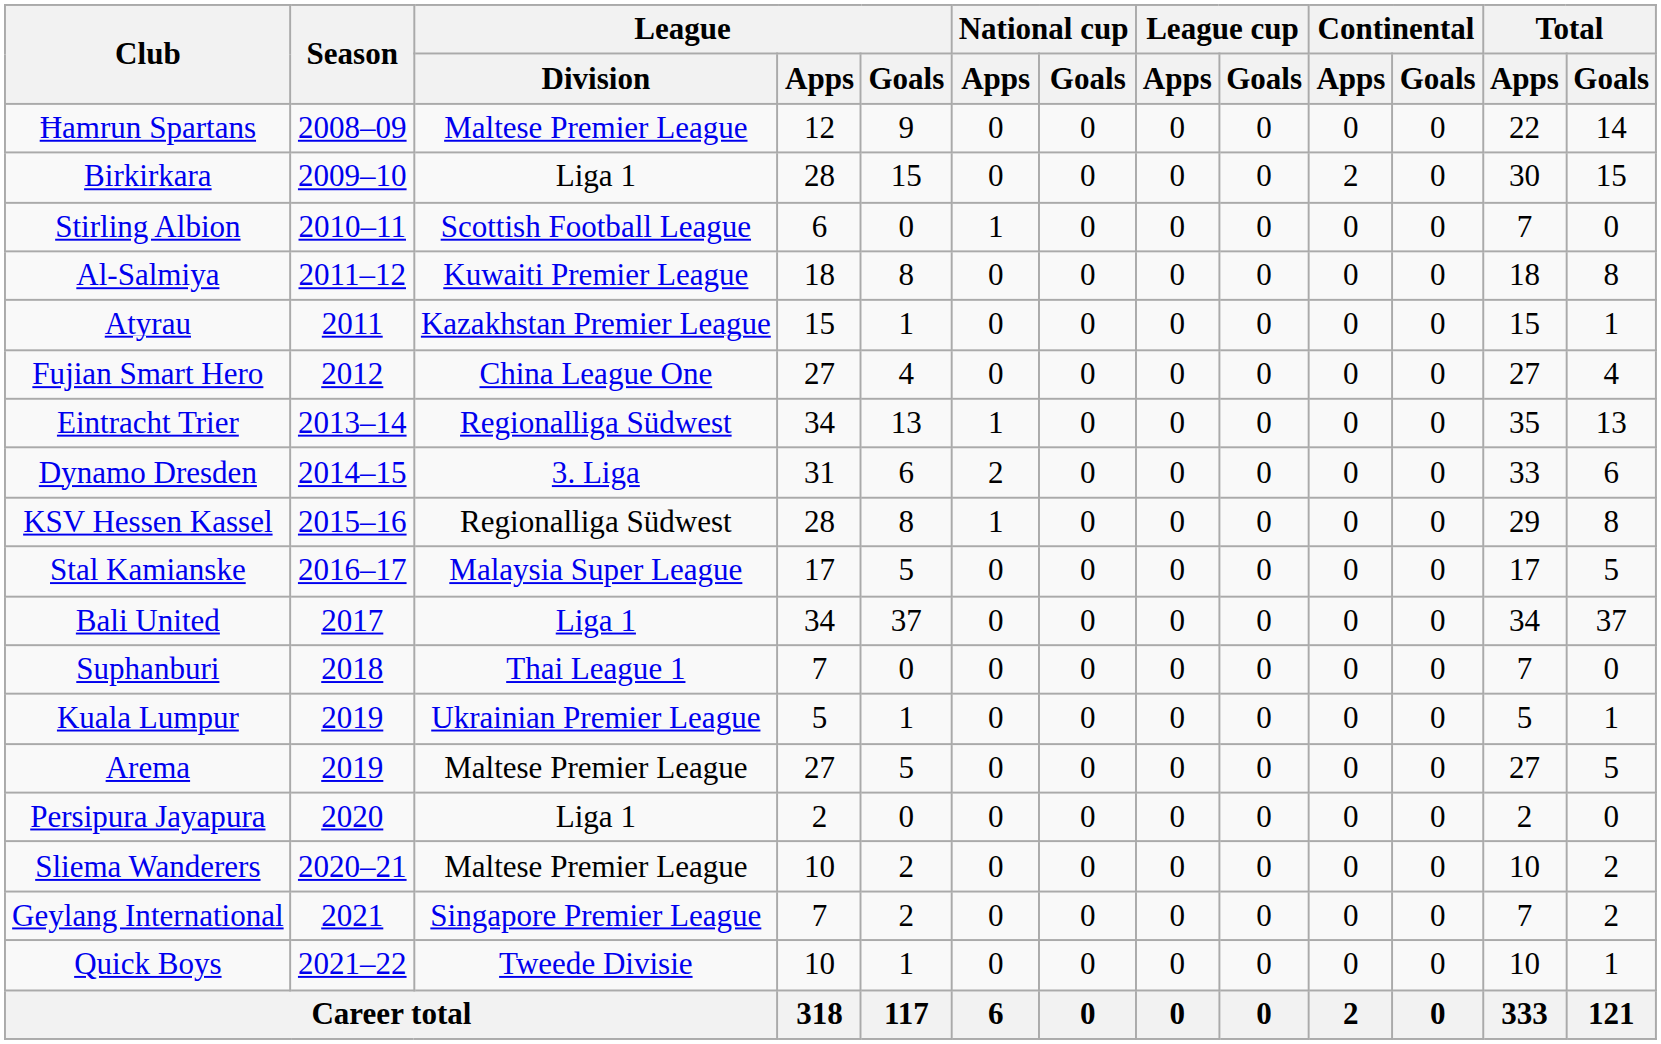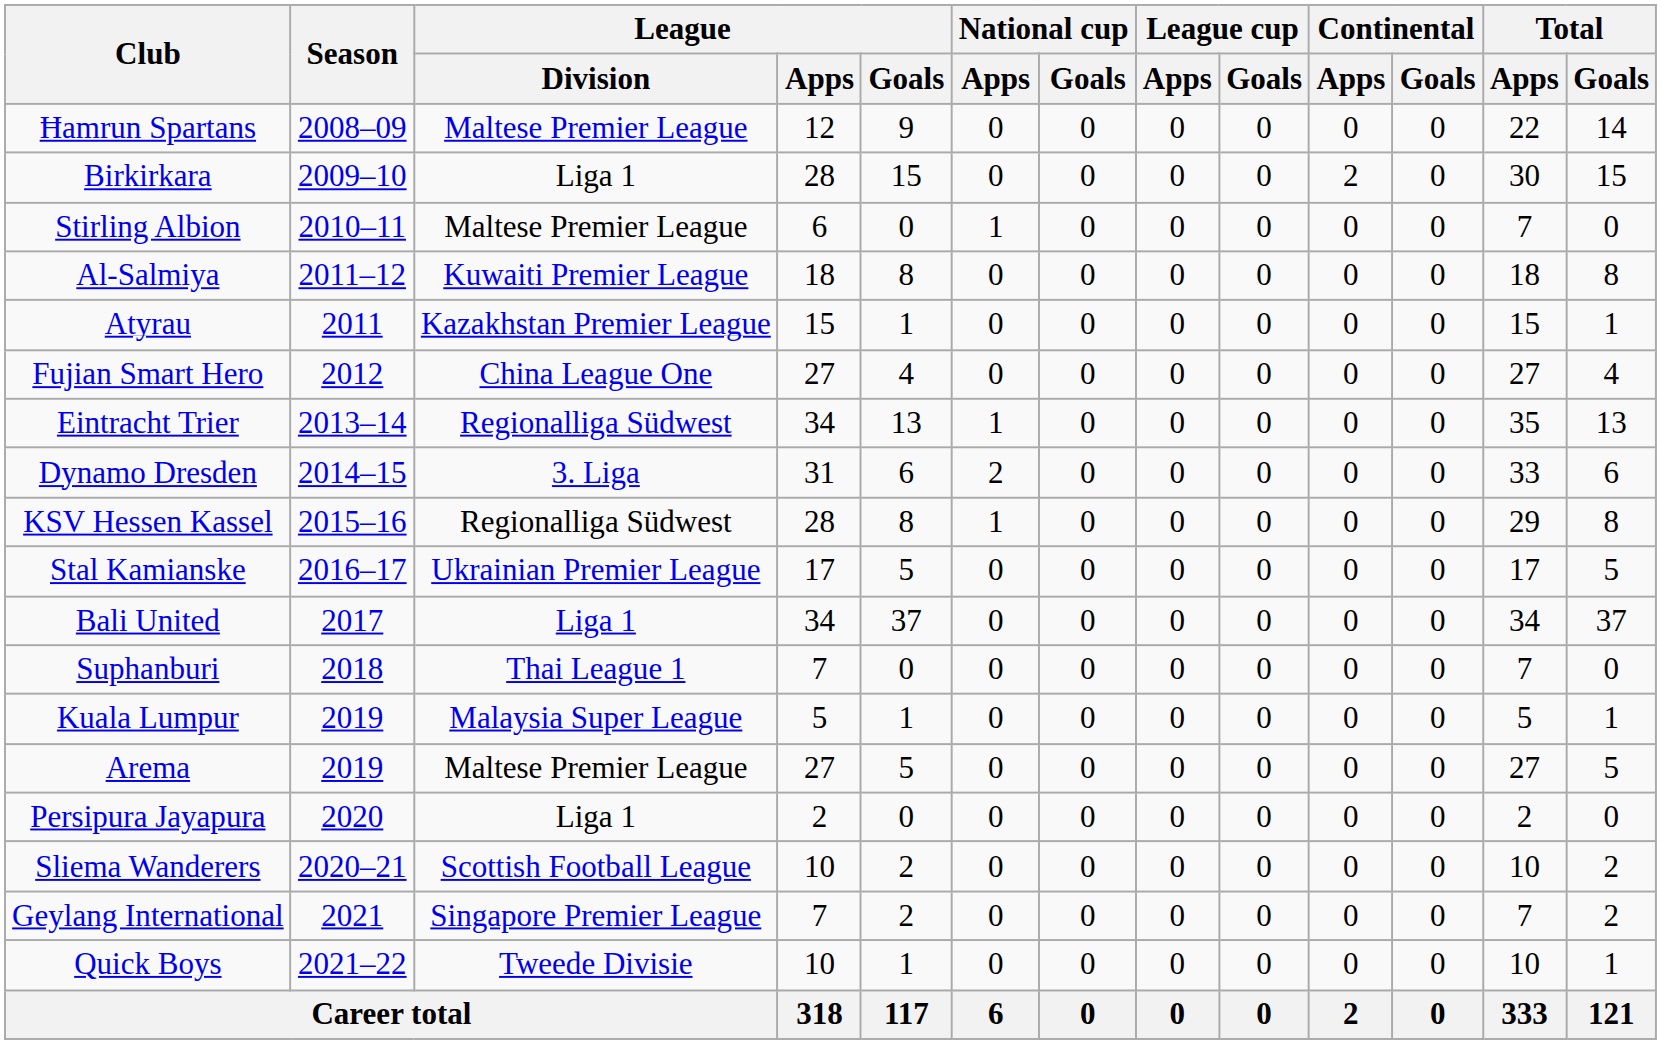(596, 226) Scottish Football League -> (596, 226) Maltese Premier League
(596, 570) Malaysia Super League -> (596, 570) Ukrainian Premier League
(596, 718) Ukrainian Premier League -> (596, 718) Malaysia Super League
(596, 865) Maltese Premier League -> (596, 865) Scottish Football League
